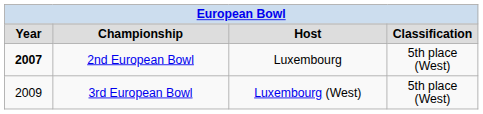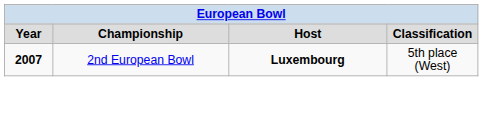(308, 60) normal -> (308, 60) bold
- row: (141, 93)
